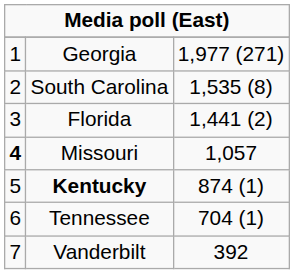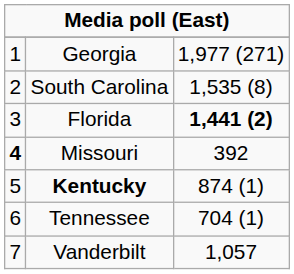(231, 119) normal -> (231, 119) bold
(231, 152) 1,057 -> (231, 152) 392
(231, 251) 392 -> (231, 251) 1,057
